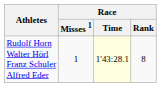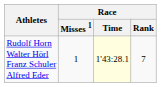(144, 59) 8 -> (144, 59) 7
